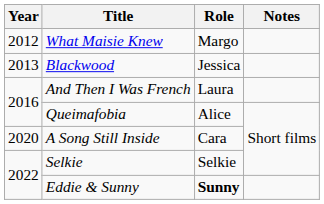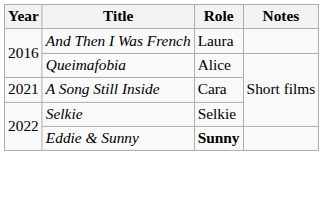- row: (104, 41)
- row: (80, 65)
(23, 138) 2020 -> (23, 89) 2021
